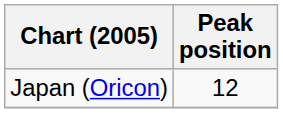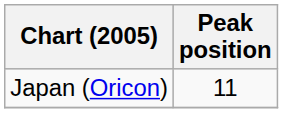(225, 88) 12 -> (225, 88) 11
